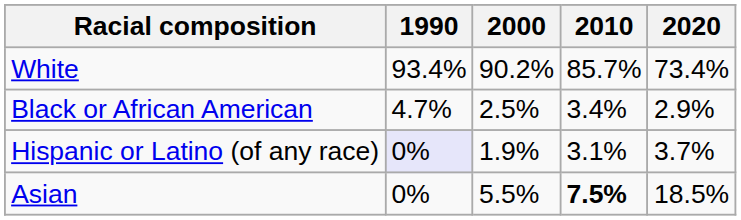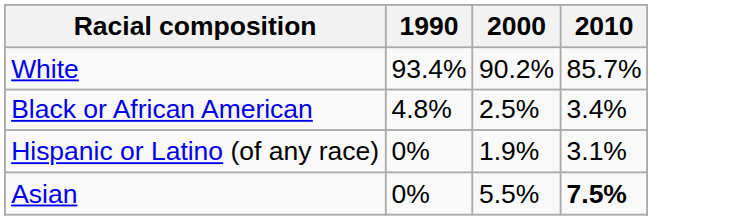- column: (692, 26)
(422, 110) 4.7% -> (422, 110) 4.8%
(411, 152) lavender background -> (411, 152) no background
